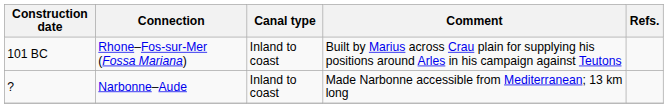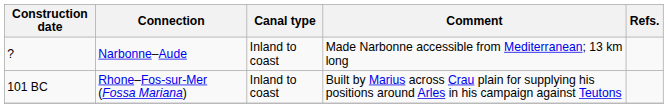rows swapped: (27, 53) <-> (11, 86)
